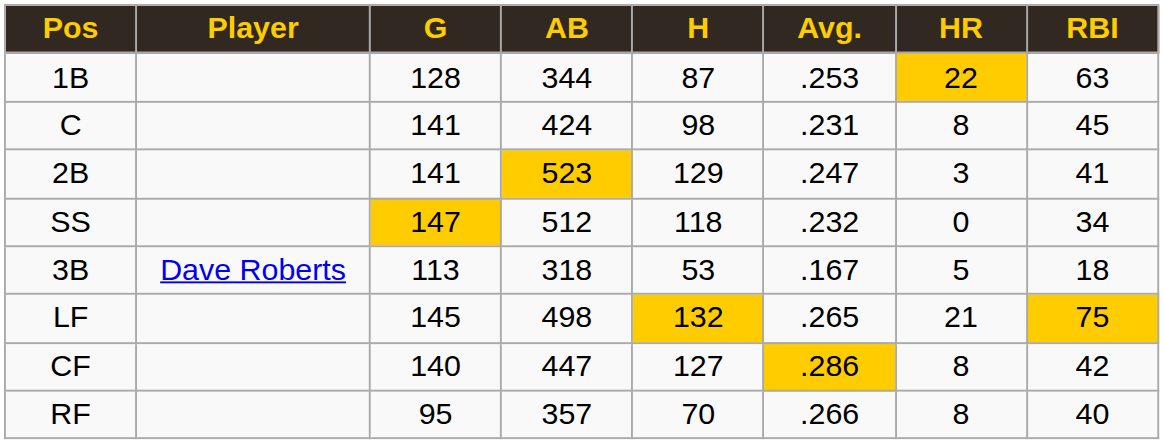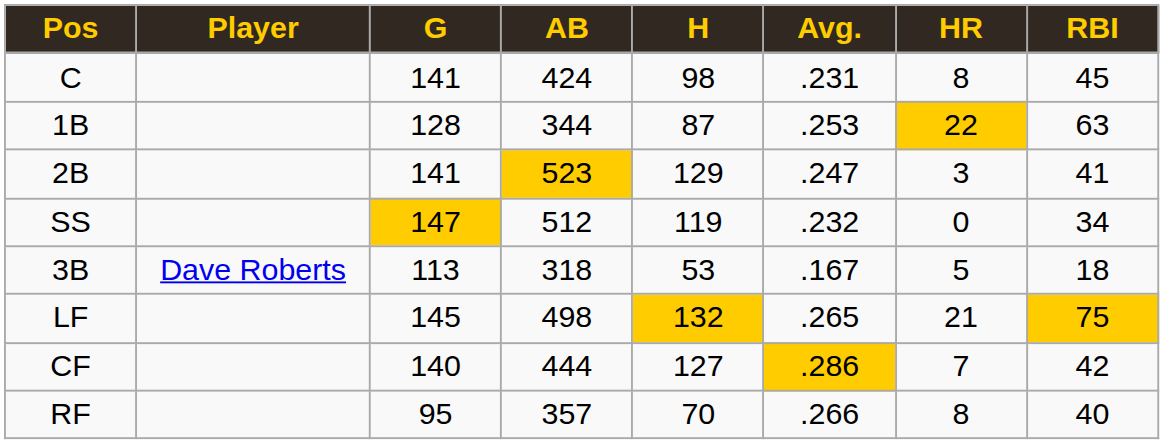rows swapped: (71, 125) <-> (71, 76)
(698, 221) 118 -> (698, 221) 119
(567, 366) 447 -> (567, 366) 444
(961, 366) 8 -> (961, 366) 7
